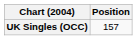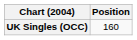(111, 27) 157 -> (111, 27) 160
